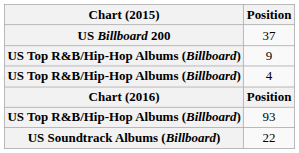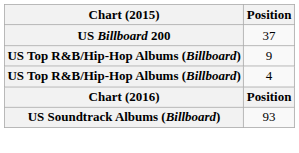(124, 117) US Top R&B/Hip-Hop Albums (Billboard) -> (124, 117) US Soundtrack Albums (Billboard)
- row: (269, 138)
